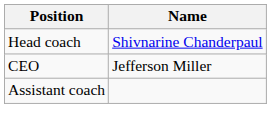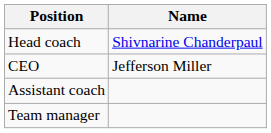+ row: (54, 115)
